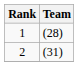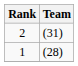rows swapped: (22, 33) <-> (22, 52)
